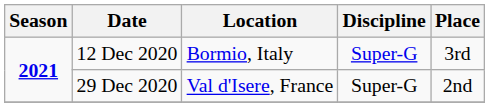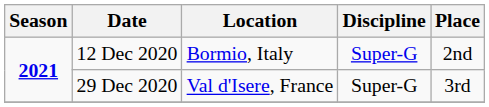(458, 53) 3rd -> (458, 53) 2nd
(458, 86) 2nd -> (458, 86) 3rd
